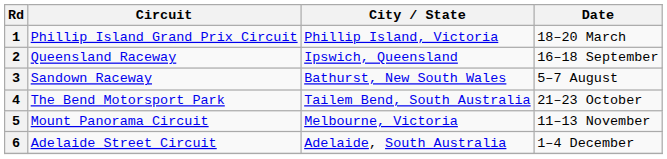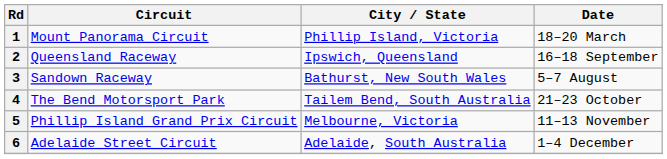(164, 37) Phillip Island Grand Prix Circuit -> (120, 37) Mount Panorama Circuit
(120, 121) Mount Panorama Circuit -> (164, 121) Phillip Island Grand Prix Circuit
